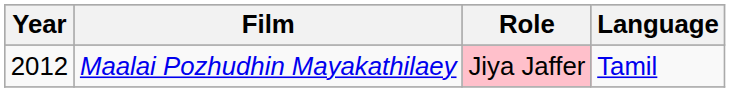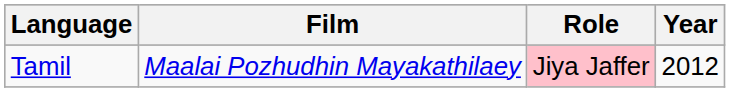columns swapped: (39, 24) <-> (658, 24)
